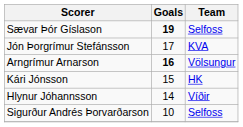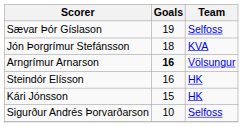(168, 29) bold -> (168, 29) normal
(168, 46) 17 -> (168, 46) 18
+ row: (45, 79)
- row: (52, 96)
